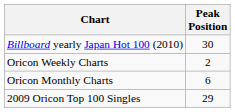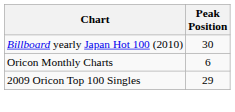- row: (58, 62)
